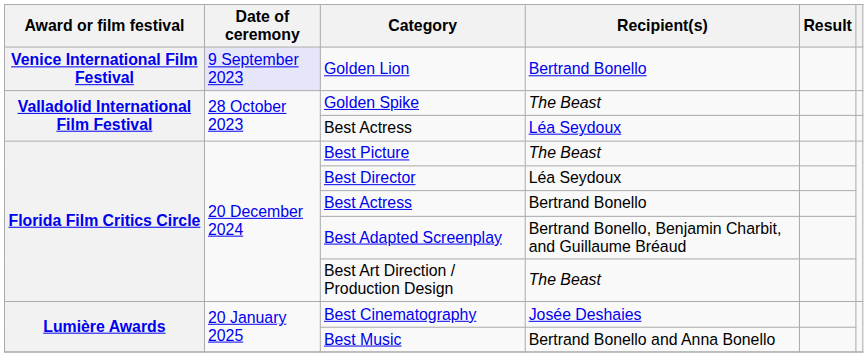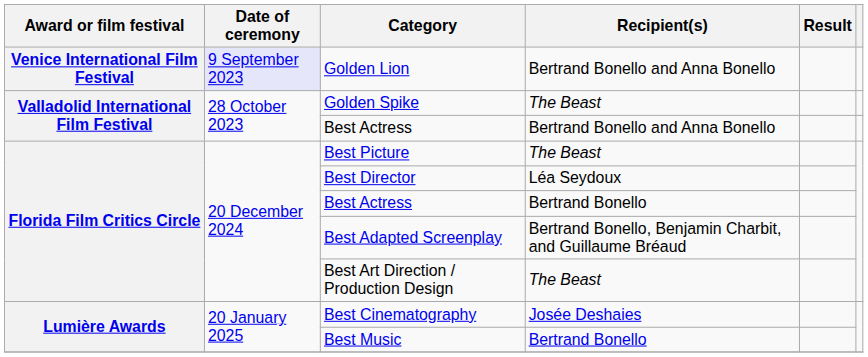(588, 68) Bertrand Bonello -> (652, 68) Bertrand Bonello and Anna Bonello
(575, 128) Léa Seydoux -> (652, 128) Bertrand Bonello and Anna Bonello
(652, 339) Bertrand Bonello and Anna Bonello -> (588, 339) Bertrand Bonello
